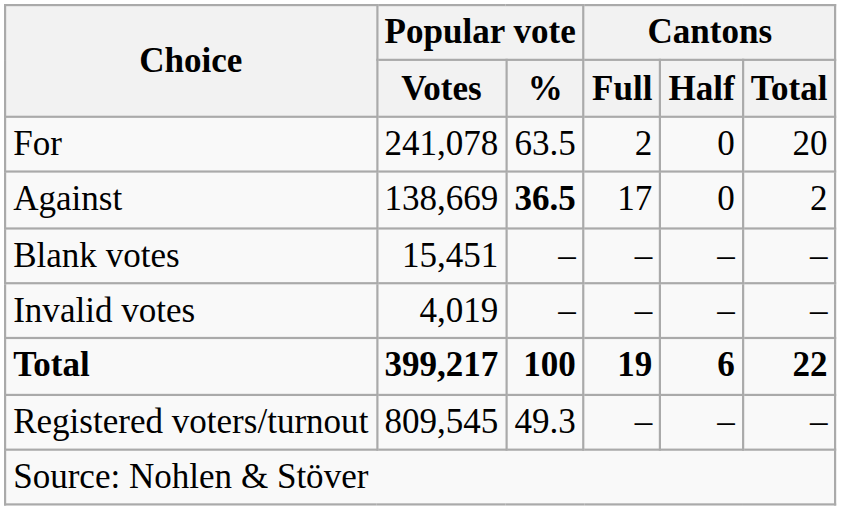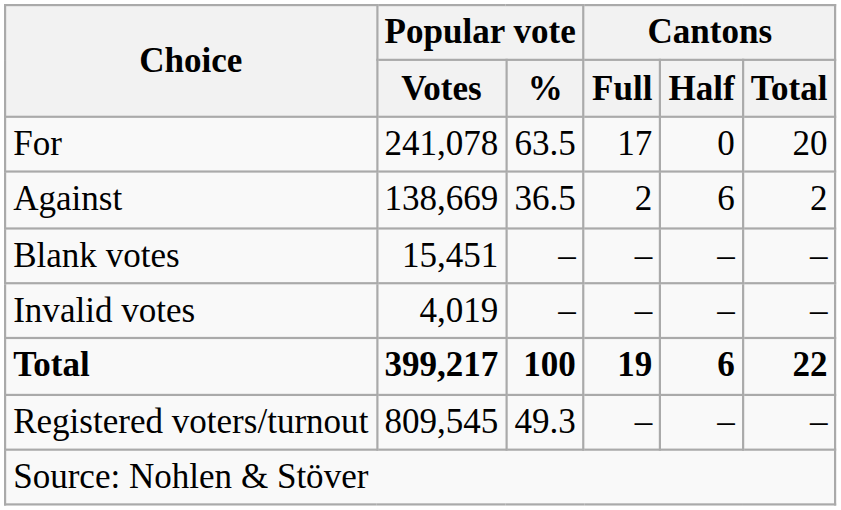(644, 143) 2 -> (635, 143) 17
(545, 198) bold -> (545, 198) normal
(635, 198) 17 -> (644, 198) 2
(726, 198) 0 -> (726, 198) 6
